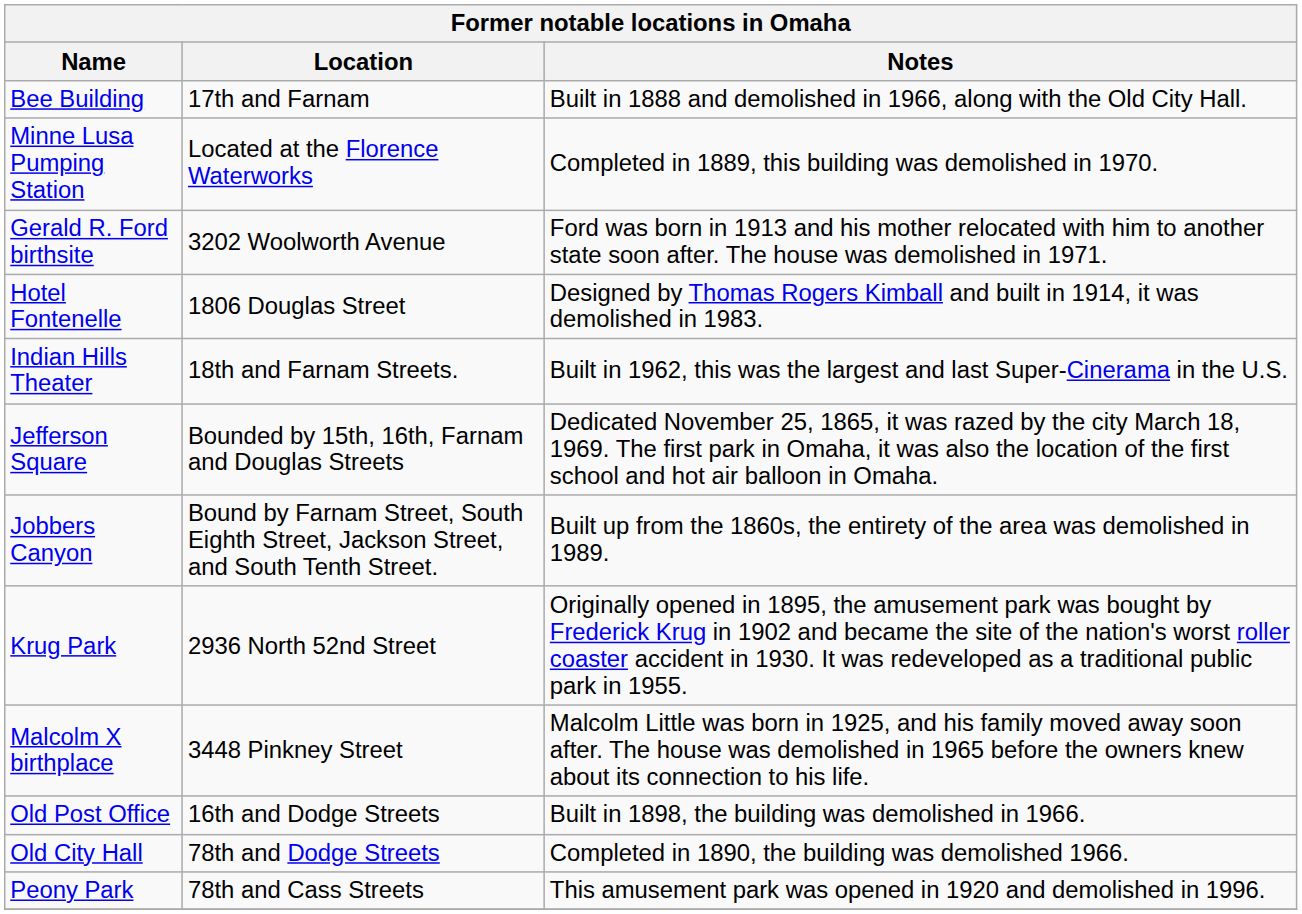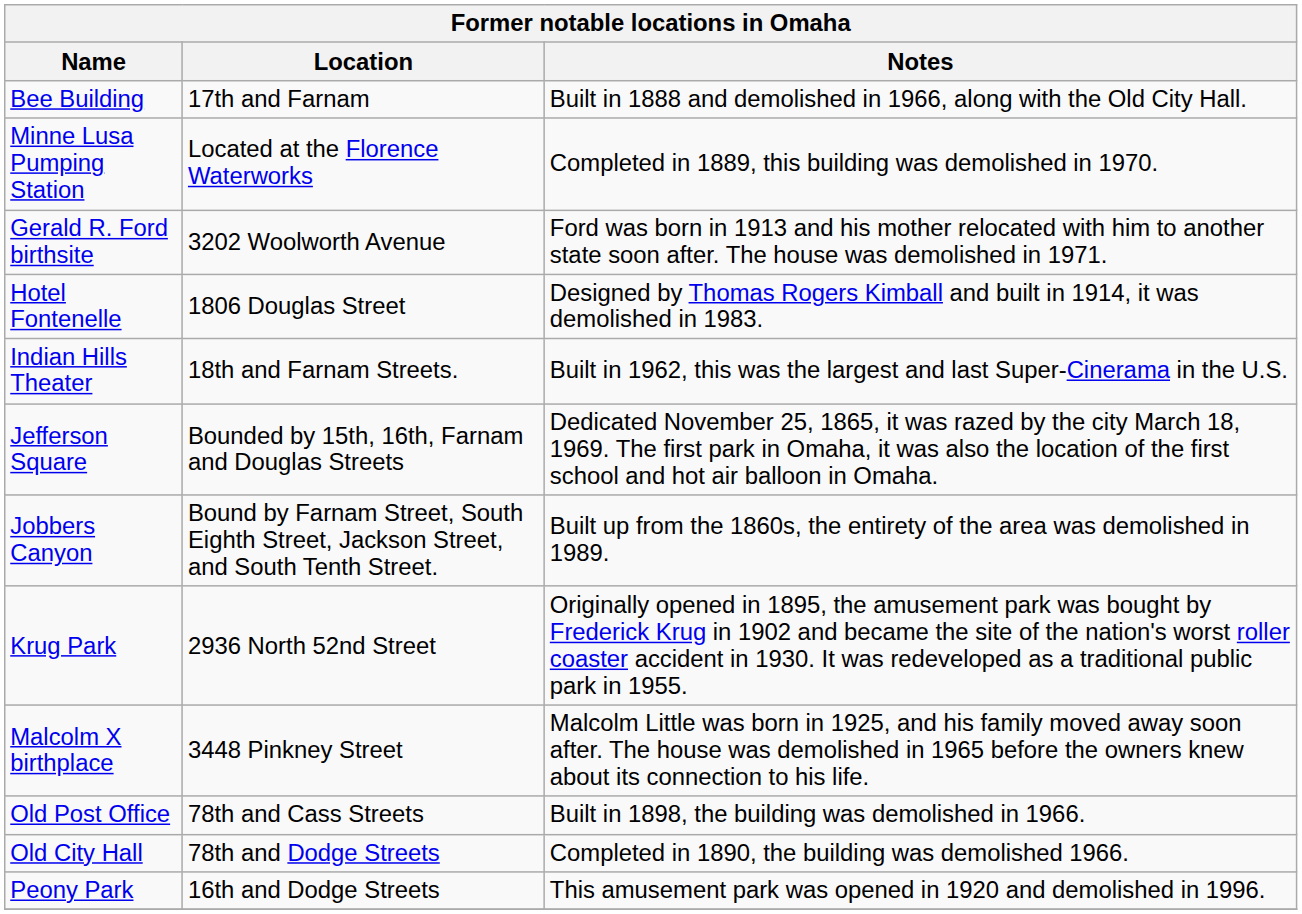(314, 814) 16th and Dodge Streets -> (306, 814) 78th and Cass Streets
(306, 890) 78th and Cass Streets -> (314, 890) 16th and Dodge Streets
